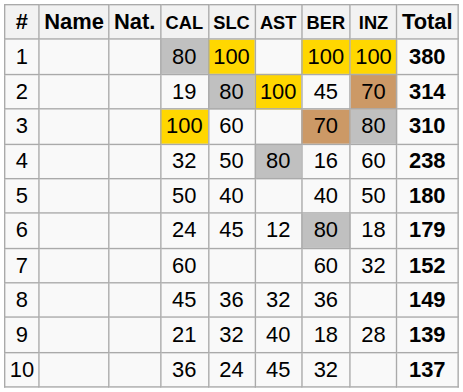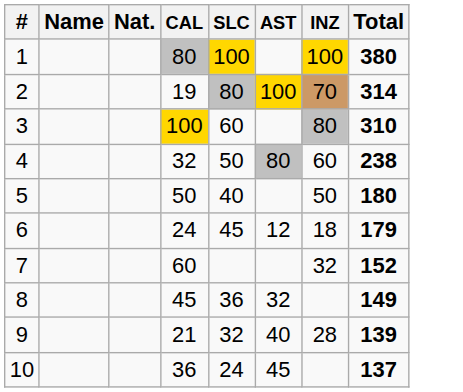- column: (326, 23)
